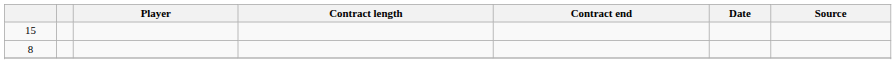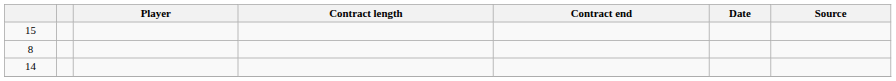+ row: (30, 66)
